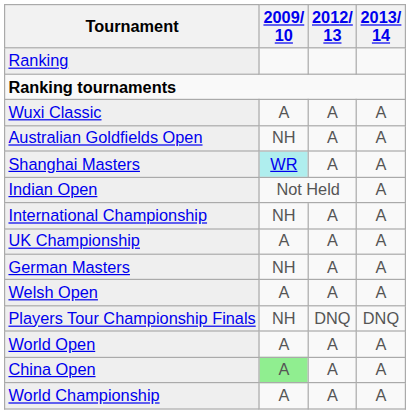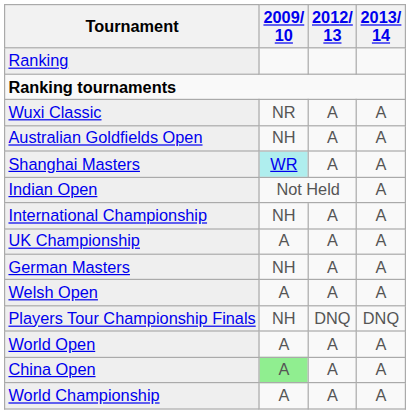(284, 112) A -> (284, 112) NR
